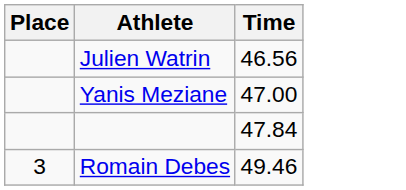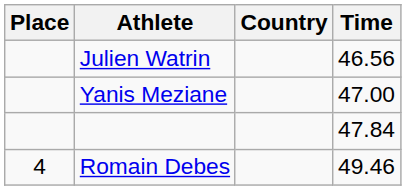+ column: (284, 22)
(40, 166) 3 -> (40, 166) 4
